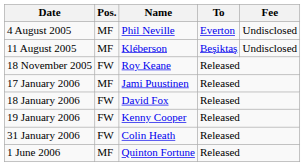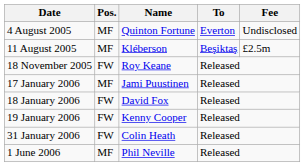(148, 30) Phil Neville -> (158, 30) Quinton Fortune
(270, 48) Undisclosed -> (256, 48) £2.5m
(158, 153) Quinton Fortune -> (148, 153) Phil Neville
